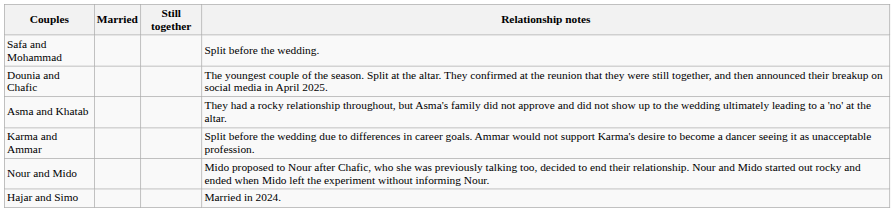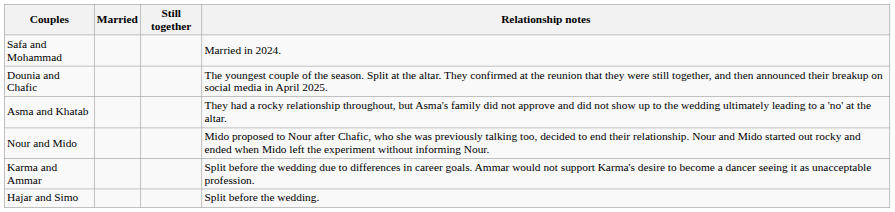(262, 50) Split before the wedding. -> (243, 50) Married in 2024.
rows swapped: (32, 143) <-> (42, 173)
(243, 198) Married in 2024. -> (262, 198) Split before the wedding.
